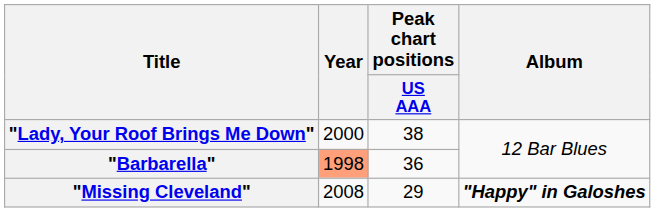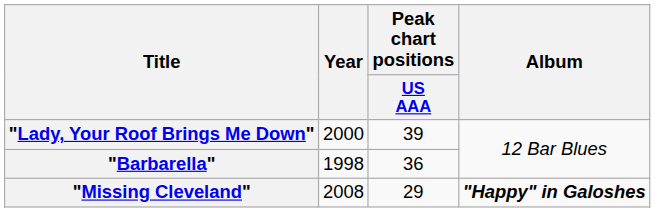(413, 134) 38 -> (413, 134) 39
(344, 163) lightsalmon background -> (344, 163) no background
